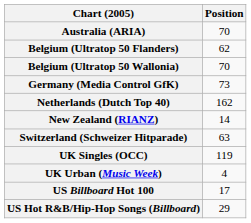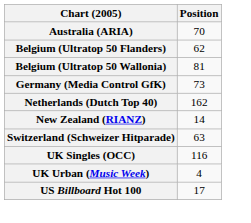(224, 66) 70 -> (199, 66) 81
(224, 155) 119 -> (199, 155) 116
- row: (103, 208)
